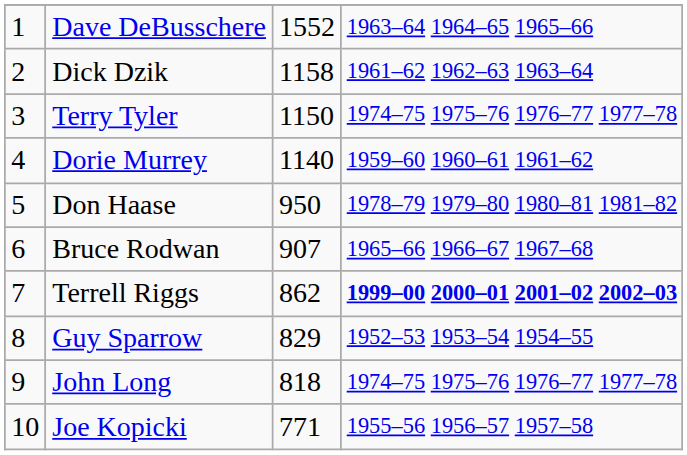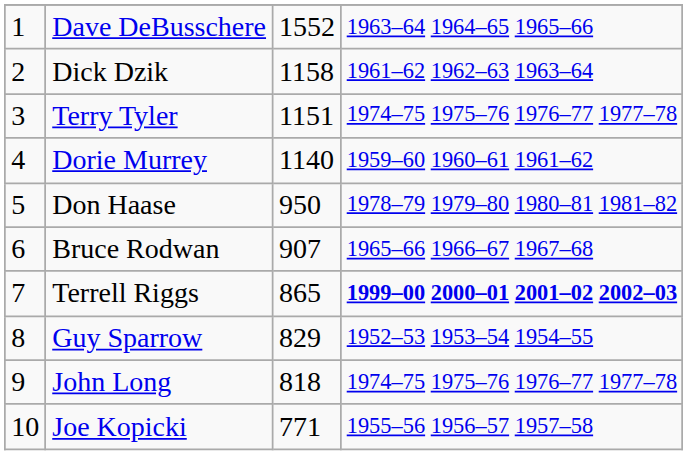(306, 115) 1150 -> (306, 115) 1151
(300, 293) 862 -> (300, 293) 865
